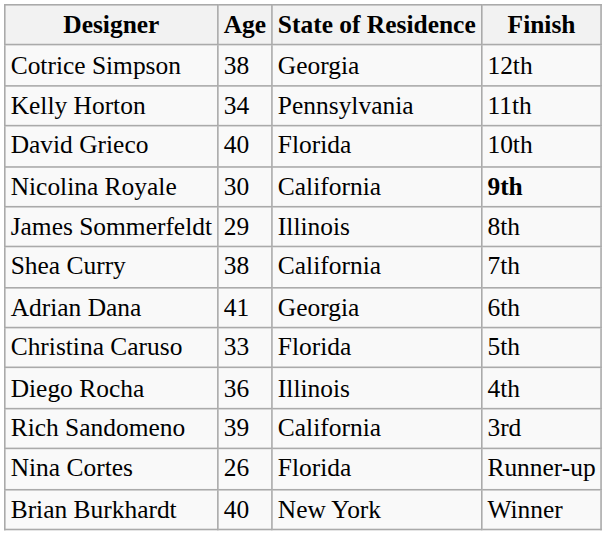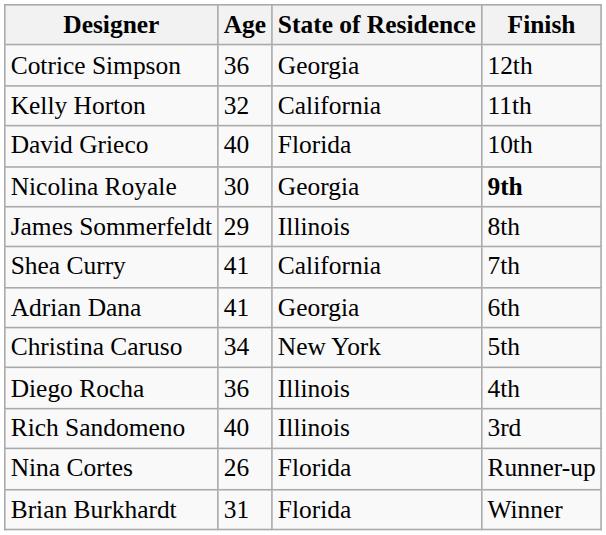(236, 65) 38 -> (236, 65) 36
(236, 105) 34 -> (236, 105) 32
(346, 105) Pennsylvania -> (329, 105) California
(329, 186) California -> (319, 186) Georgia
(236, 266) 38 -> (236, 266) 41
(236, 347) 33 -> (236, 347) 34
(315, 347) Florida -> (329, 347) New York
(236, 428) 39 -> (236, 428) 40
(329, 428) California -> (314, 428) Illinois
(236, 508) 40 -> (236, 508) 31
(329, 508) New York -> (315, 508) Florida
